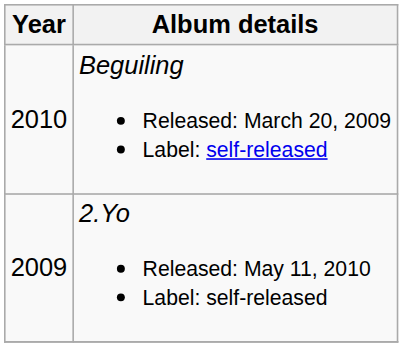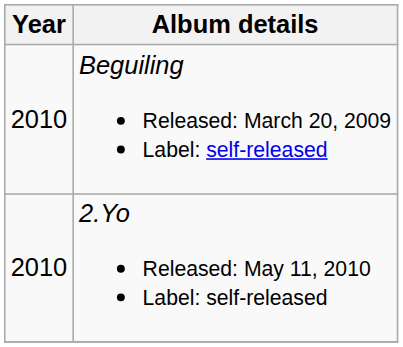(39, 267) 2009 -> (39, 267) 2010
